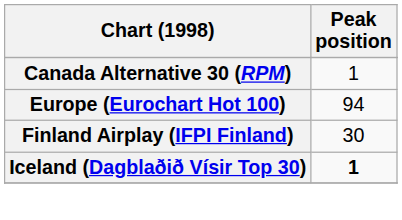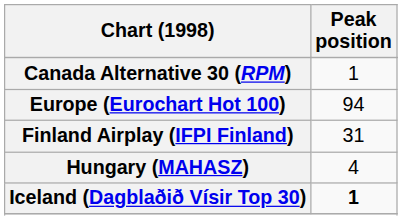(354, 135) 30 -> (354, 135) 31
+ row: (158, 167)
